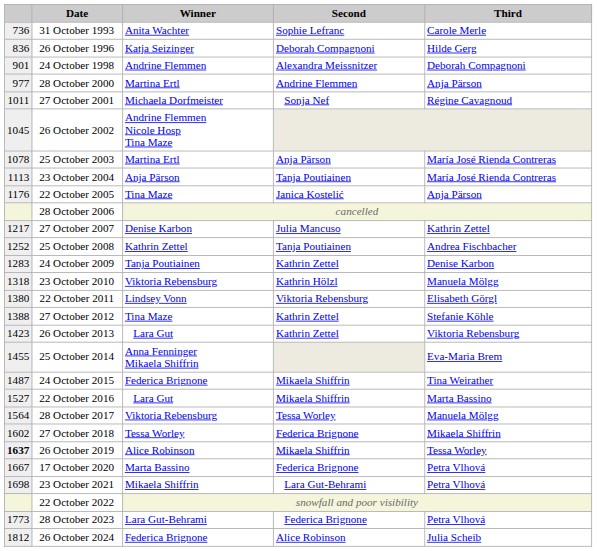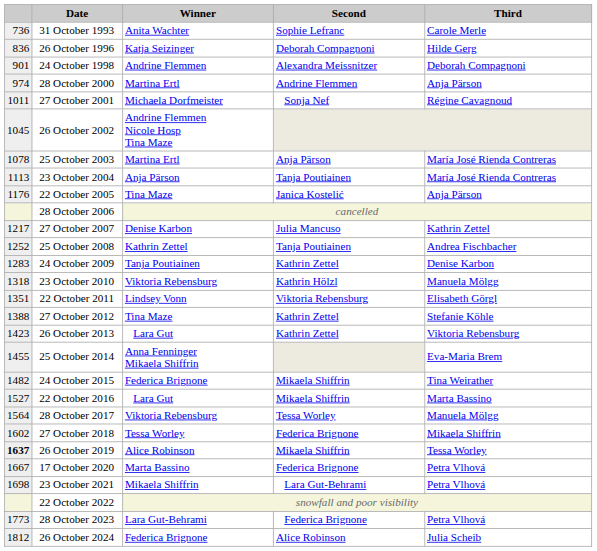(21, 83) 977 -> (21, 83) 974
(18, 298) 1380 -> (18, 298) 1351
(18, 380) 1487 -> (18, 380) 1482
